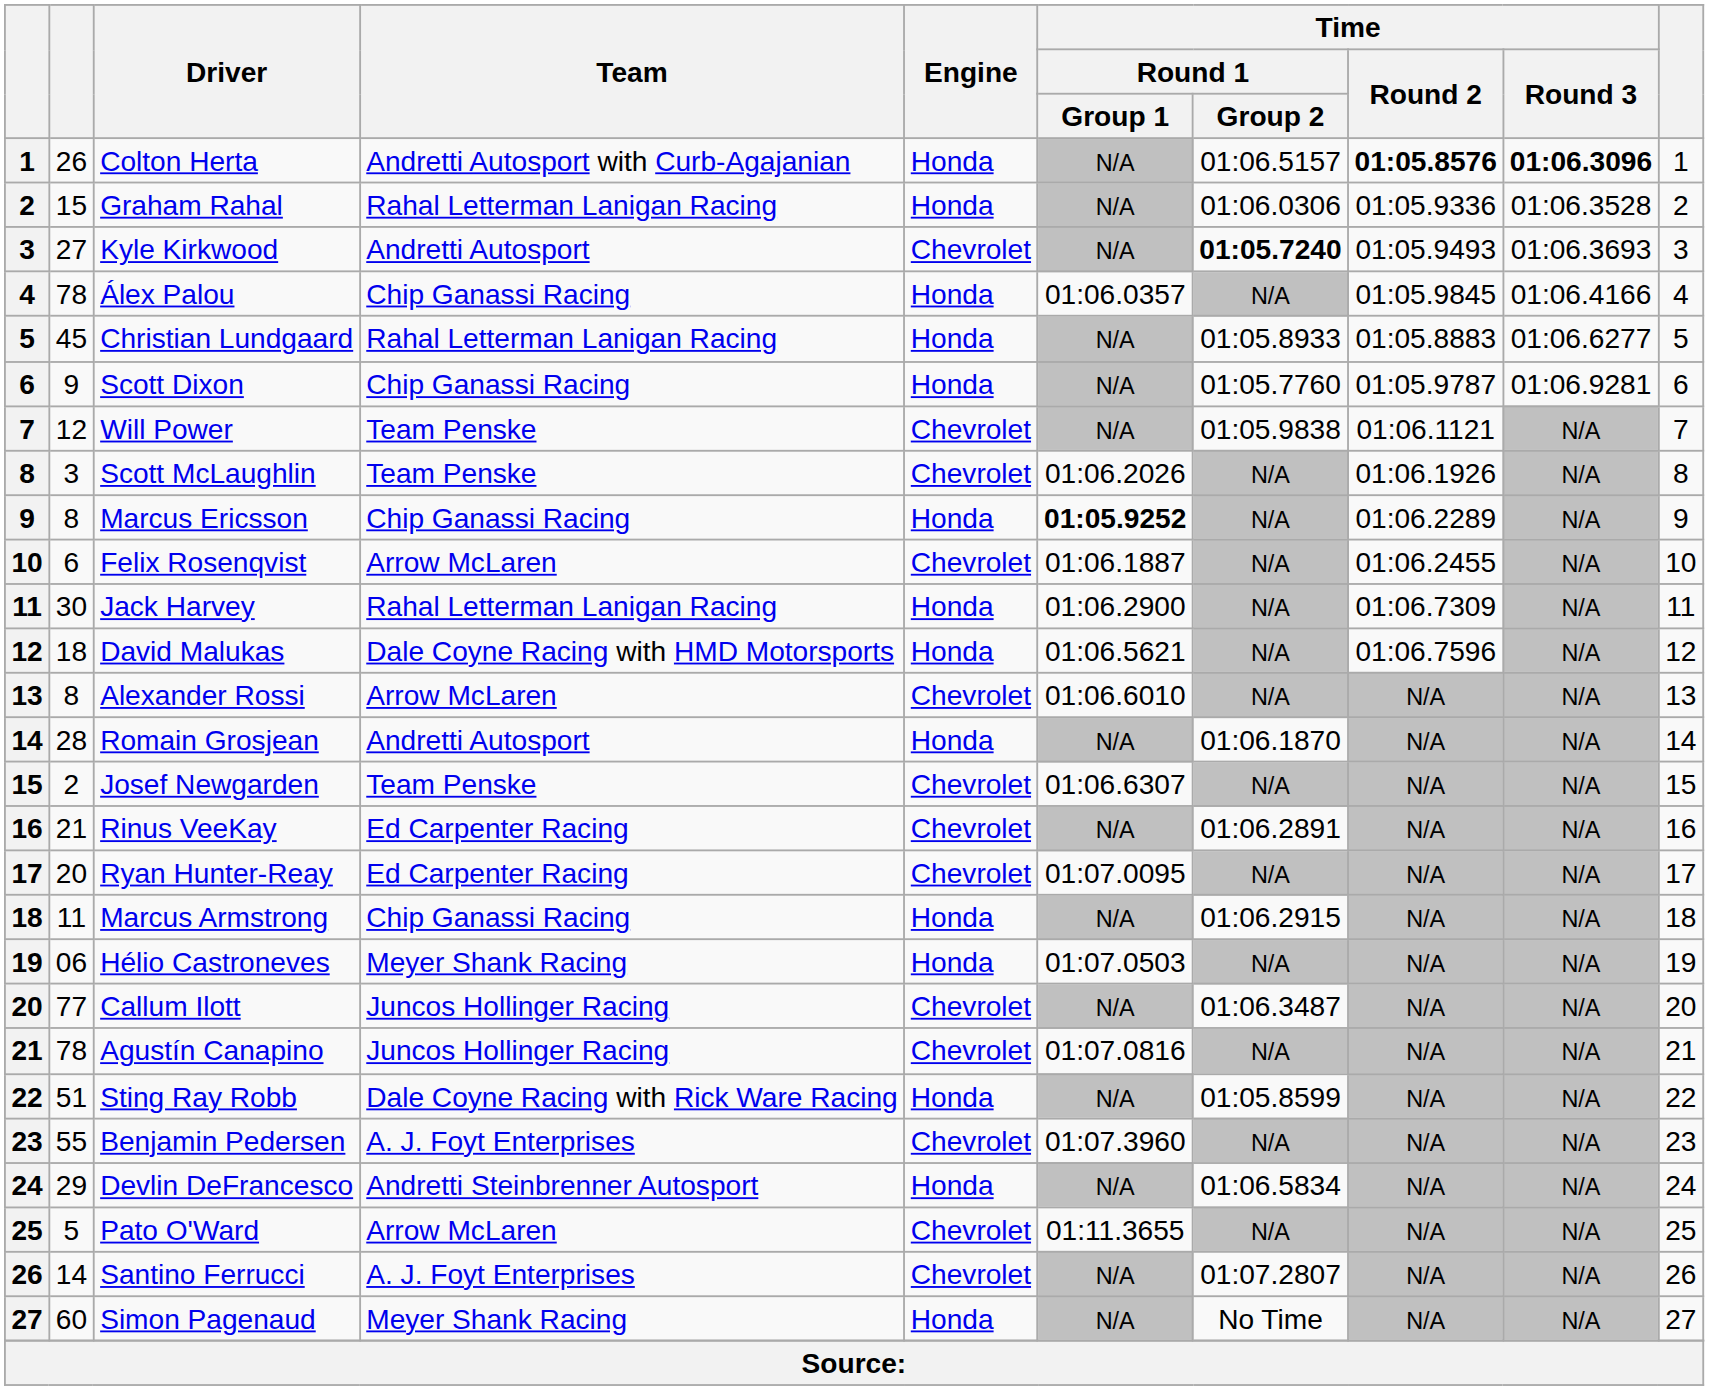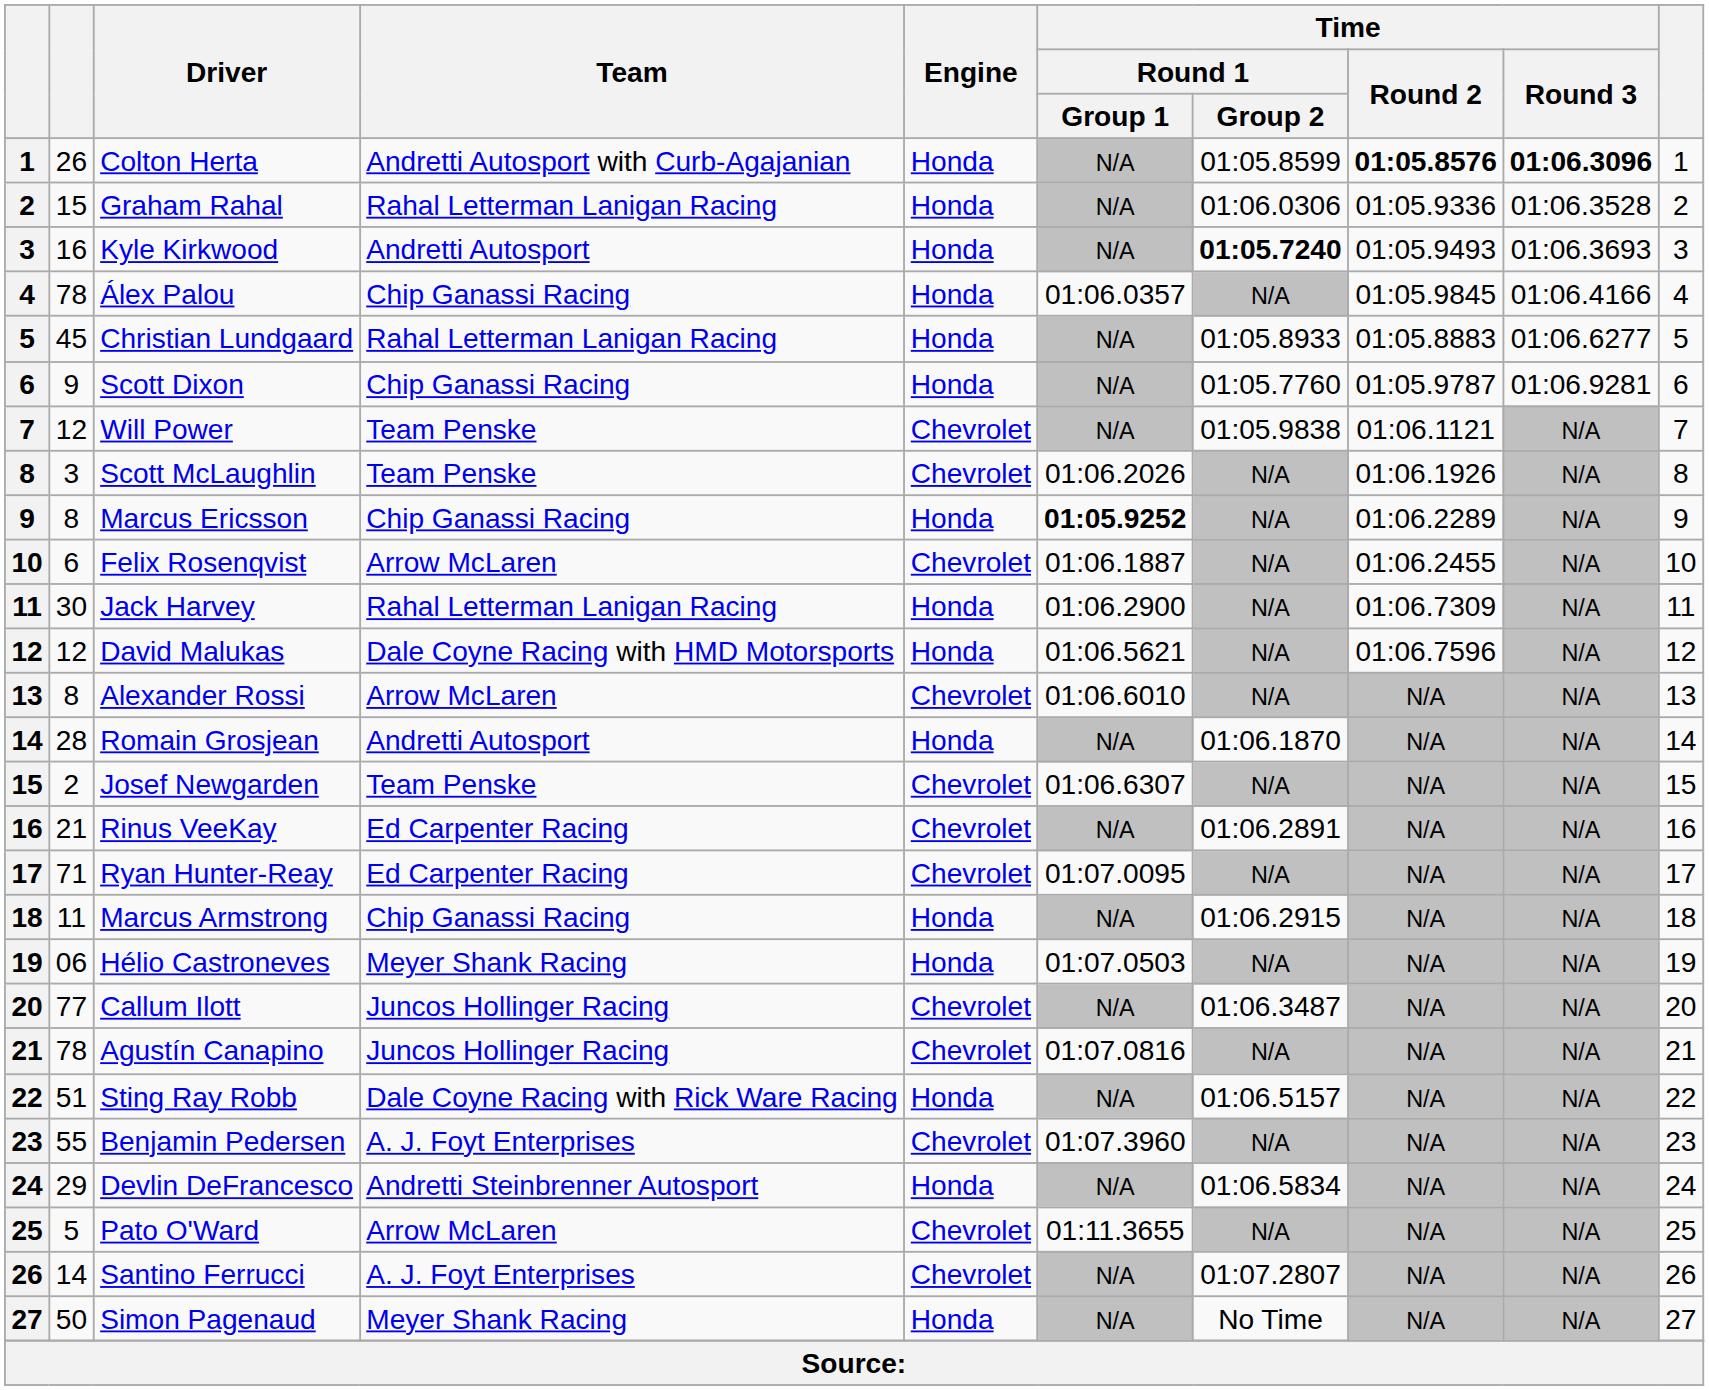(1270, 161) 01:06.5157 -> (1270, 161) 01:05.8599
(71, 250) 27 -> (71, 250) 16
(971, 250) Chevrolet -> (952, 250) Honda
(71, 651) 18 -> (71, 651) 12
(71, 873) 20 -> (71, 873) 71
(1270, 1096) 01:05.8599 -> (1270, 1096) 01:06.5157
(71, 1318) 60 -> (71, 1318) 50
